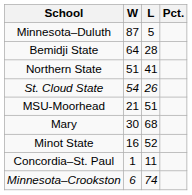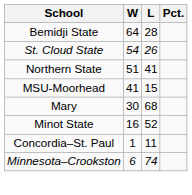- row: (64, 32)
rows swapped: (64, 87) <-> (64, 69)
(133, 106) 21 -> (133, 87) 41
(151, 106) 51 -> (151, 87) 15
